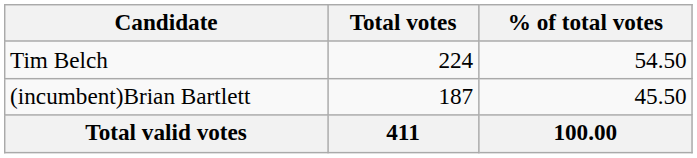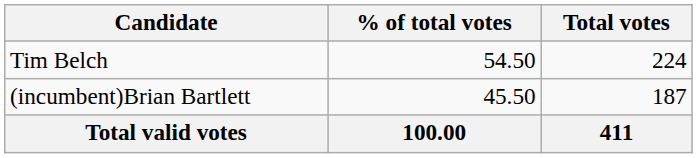columns swapped: (403, 22) <-> (585, 22)
